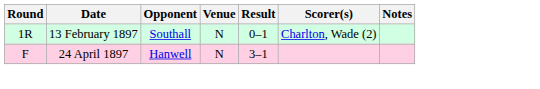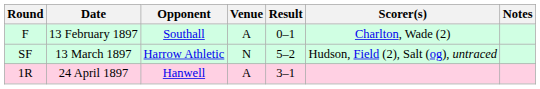(25, 34) 1R -> (25, 34) F
(219, 34) N -> (247, 34) A
+ row: (93, 53)
(25, 53) F -> (25, 73) 1R
(219, 53) N -> (247, 73) A
